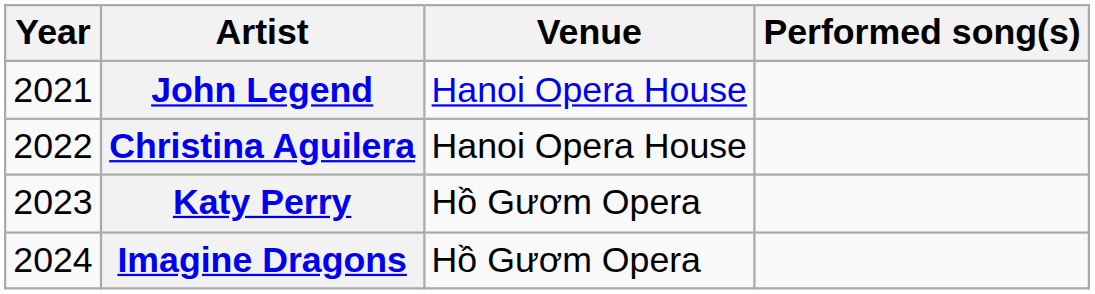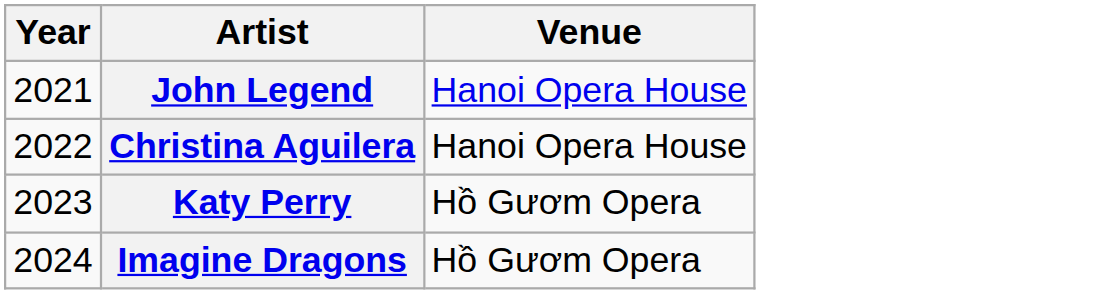- column: (922, 32)
